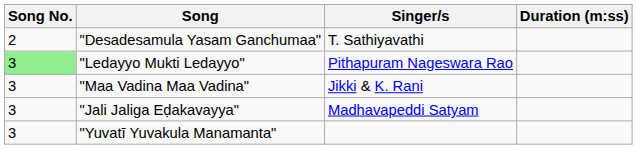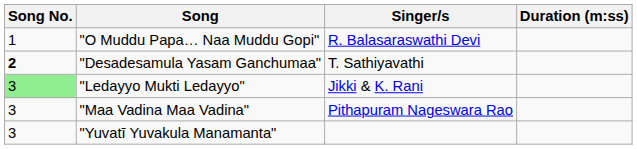+ row: (199, 40)
(12, 40) normal -> (12, 63) bold
(420, 63) Pithapuram Nageswara Rao -> (375, 86) Jikki & K. Rani
(375, 86) Jikki & K. Rani -> (420, 110) Pithapuram Nageswara Rao
- row: (159, 110)
